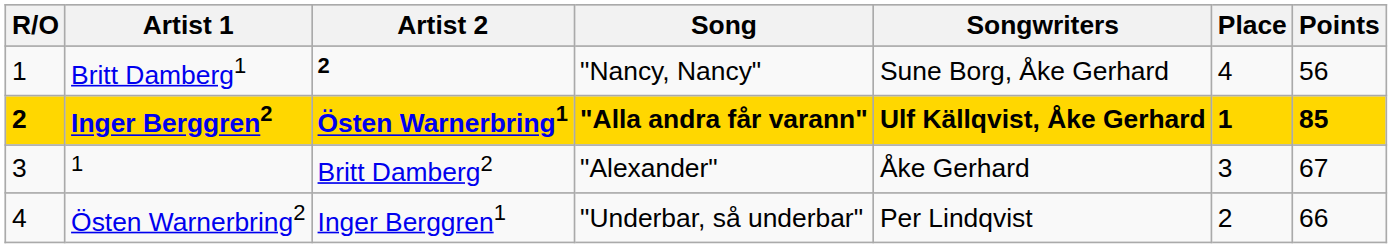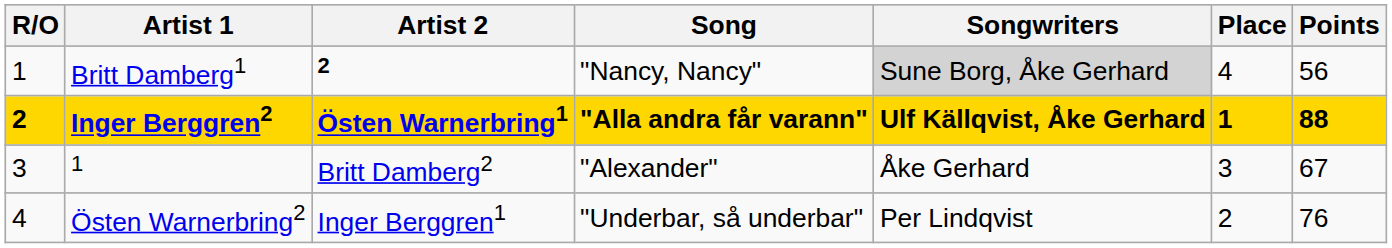(1024, 70) no background -> (1024, 70) lightgrey background
(1314, 119) 85 -> (1314, 119) 88
(1314, 217) 66 -> (1314, 217) 76
